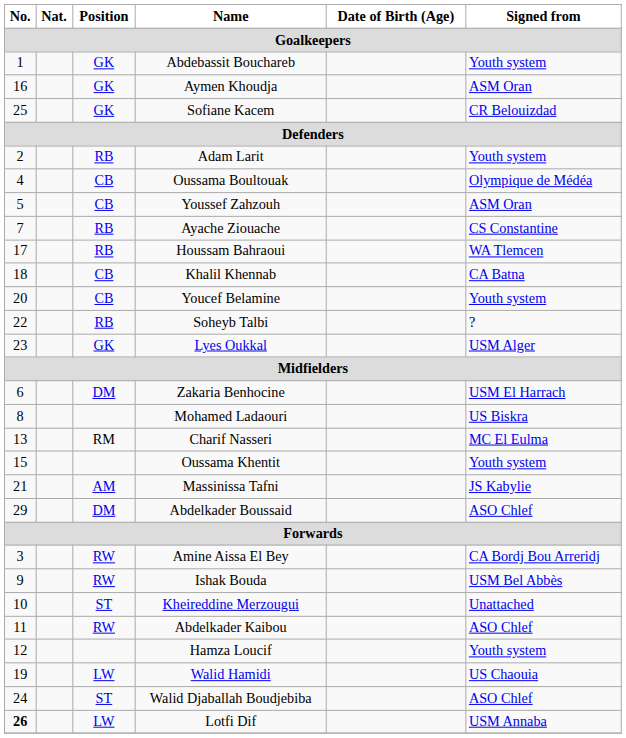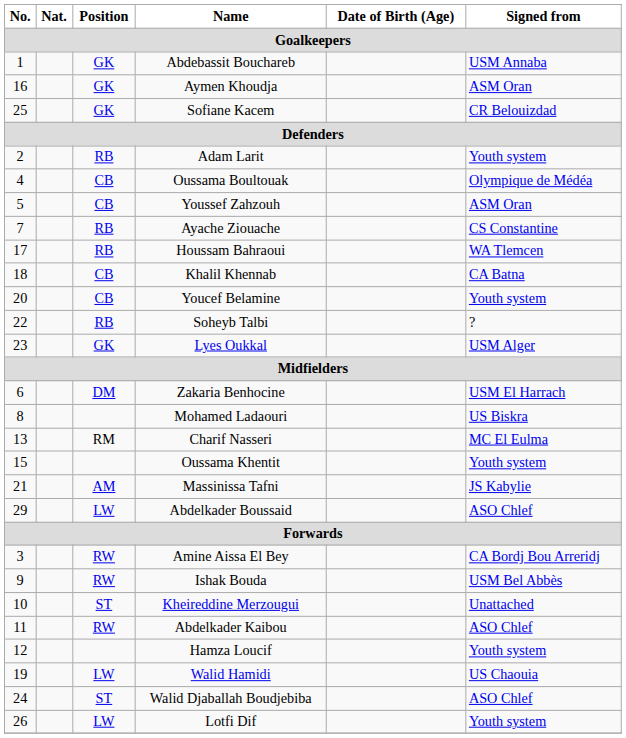(508, 63) Youth system -> (508, 63) USM Annaba
(104, 510) DM -> (104, 510) LW
(20, 722) bold -> (20, 722) normal
(508, 722) USM Annaba -> (508, 722) Youth system
